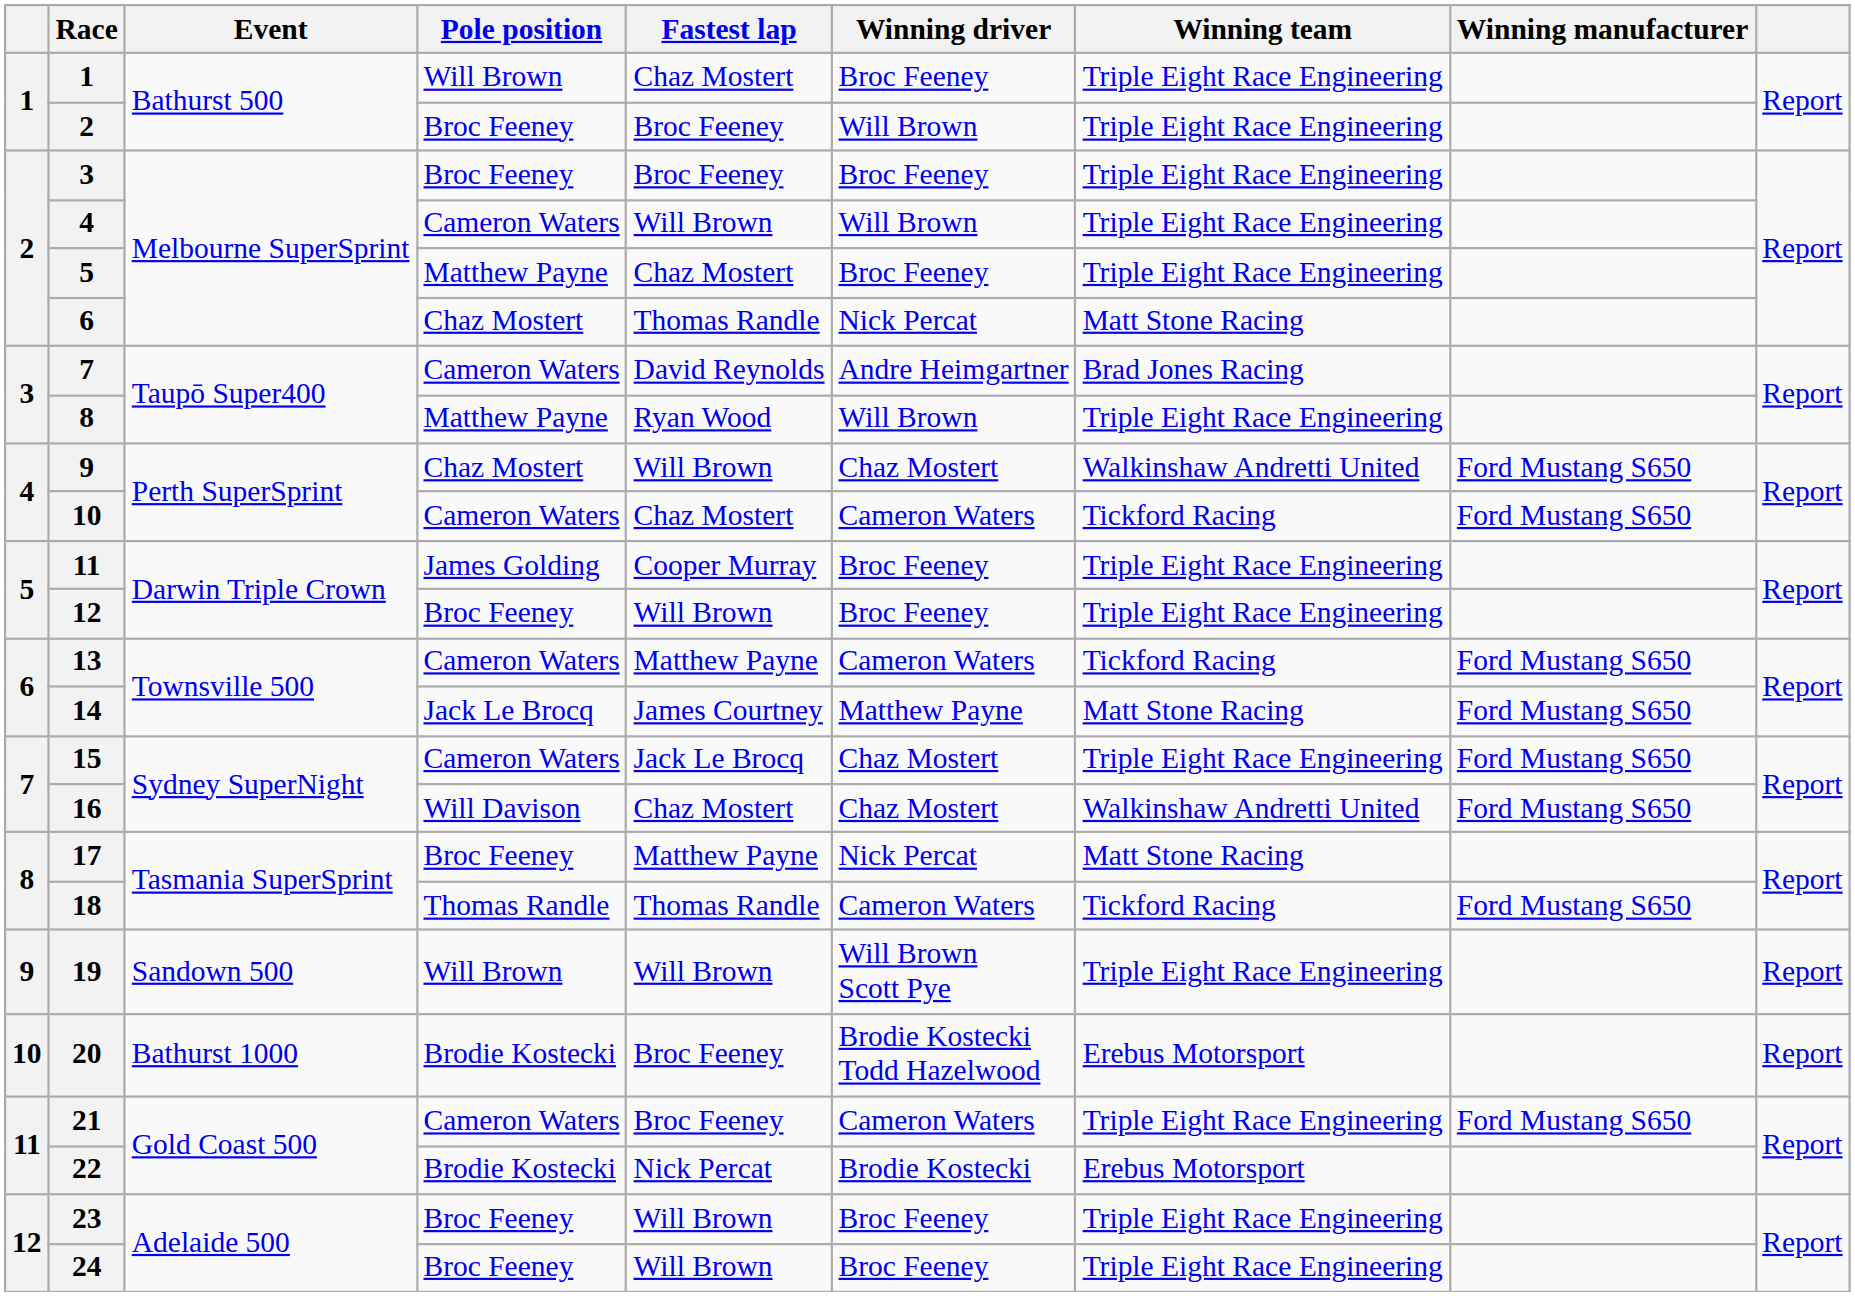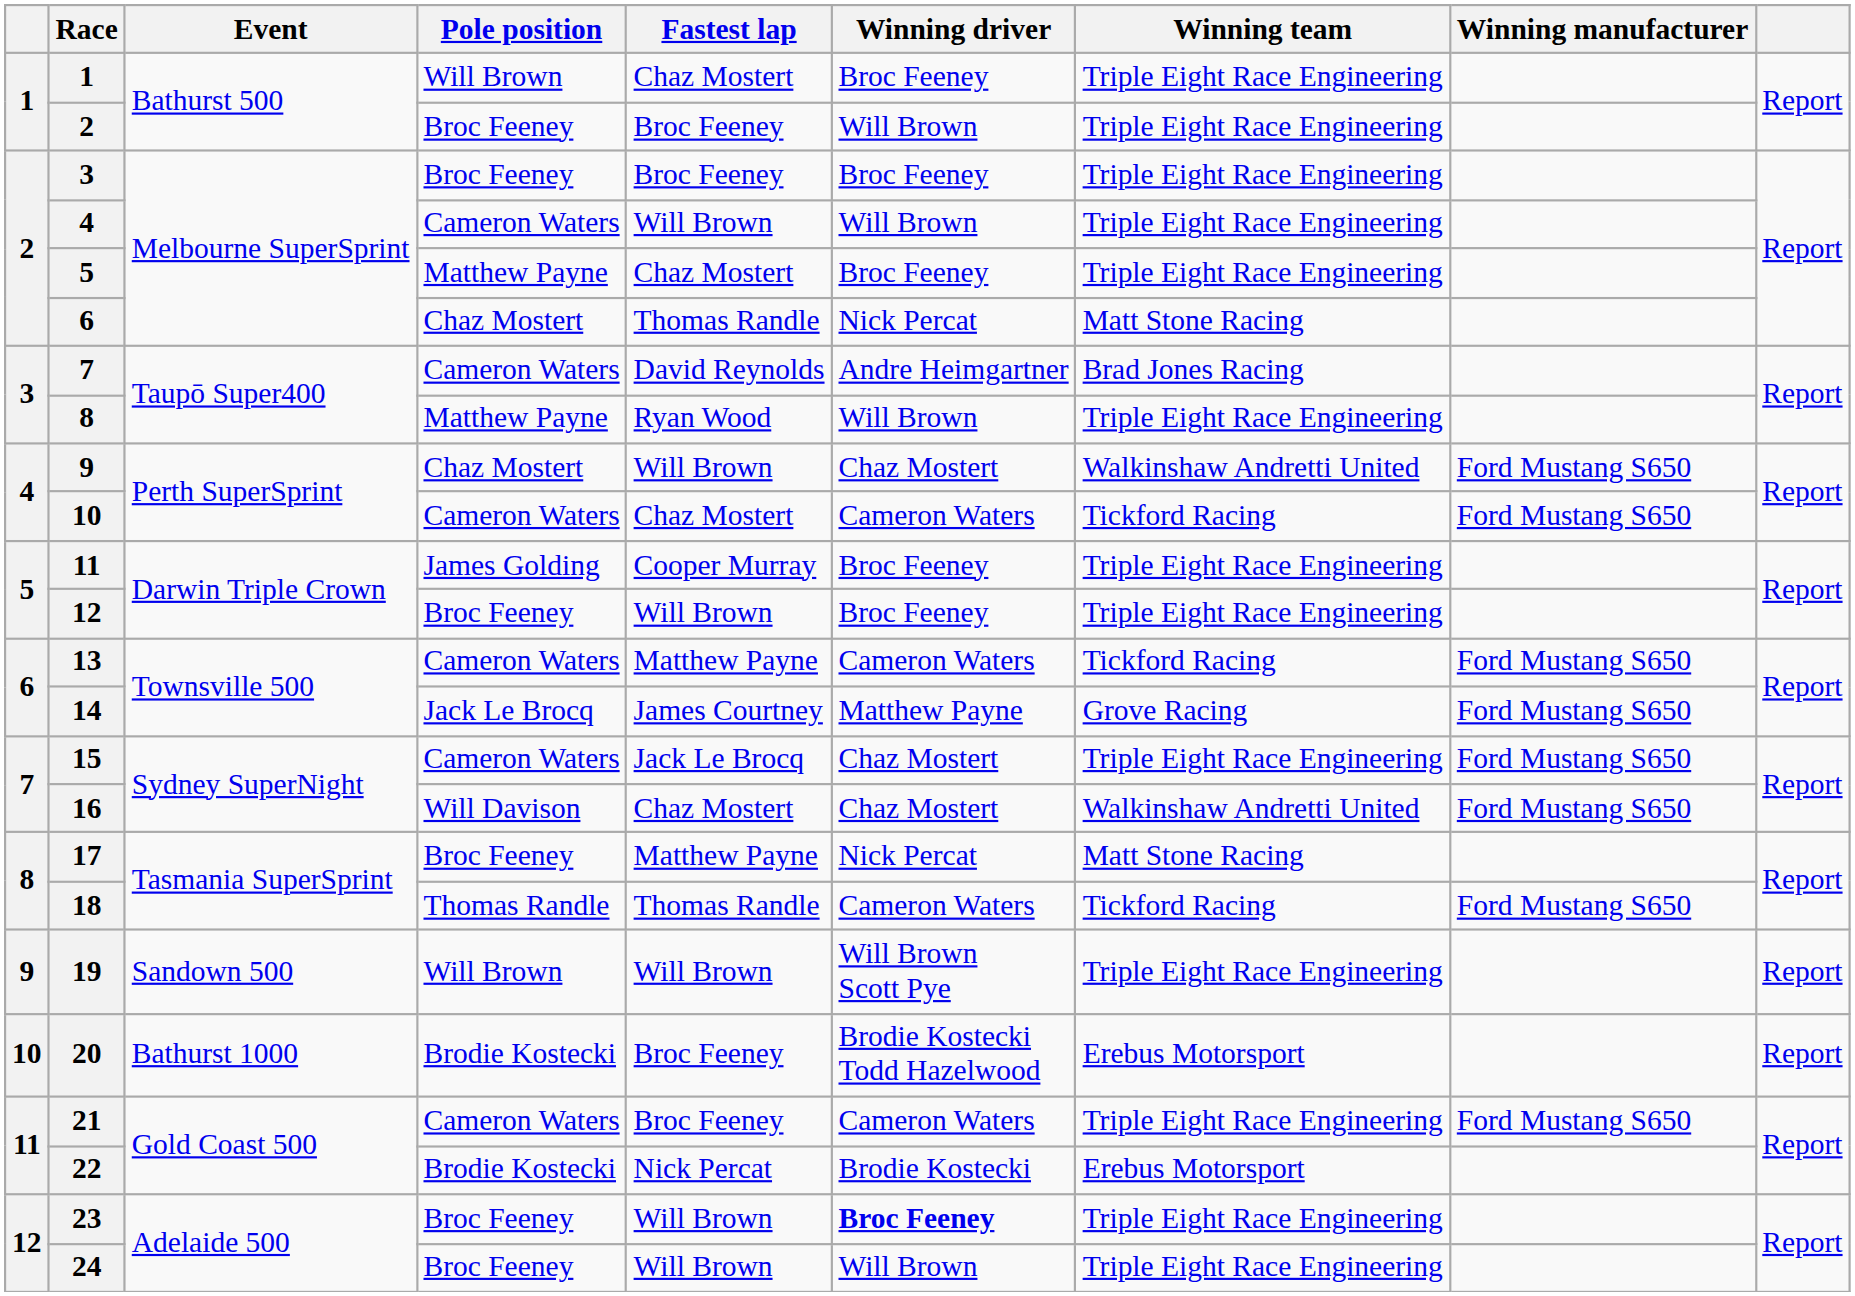(1193, 710) Matt Stone Racing -> (1165, 710) Grove Racing
(913, 1217) normal -> (916, 1217) bold
(913, 1266) Broc Feeney -> (908, 1266) Will Brown
